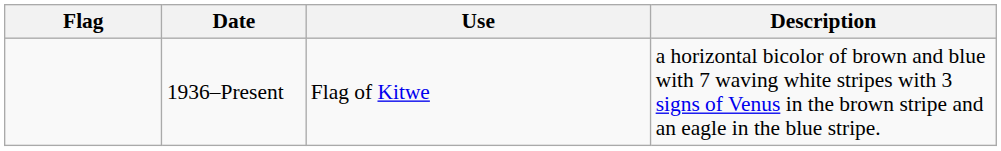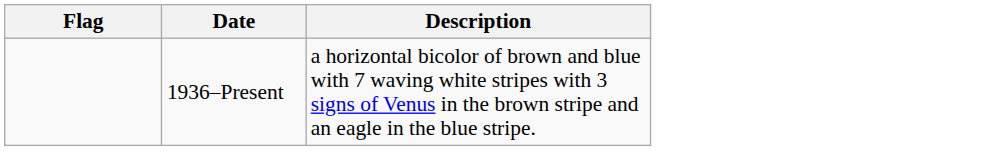- column: (478, 21)
